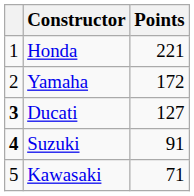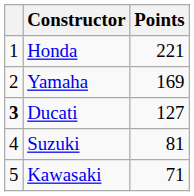(170, 82) 172 -> (170, 82) 169
(14, 144) bold -> (14, 144) normal
(175, 144) 91 -> (175, 144) 81
